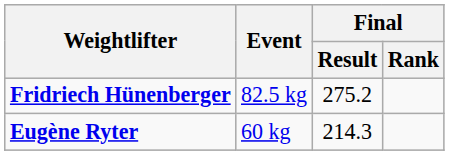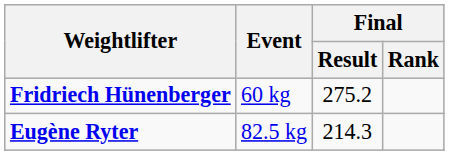(274, 95) 82.5 kg -> (266, 95) 60 kg
(266, 132) 60 kg -> (274, 132) 82.5 kg
